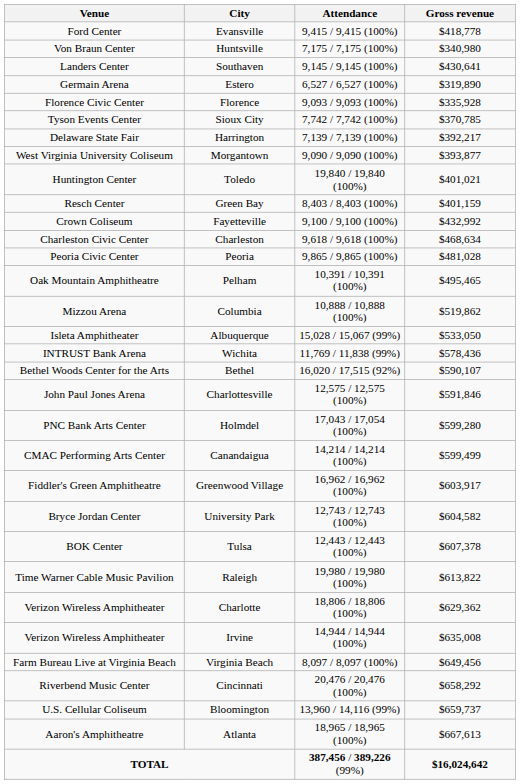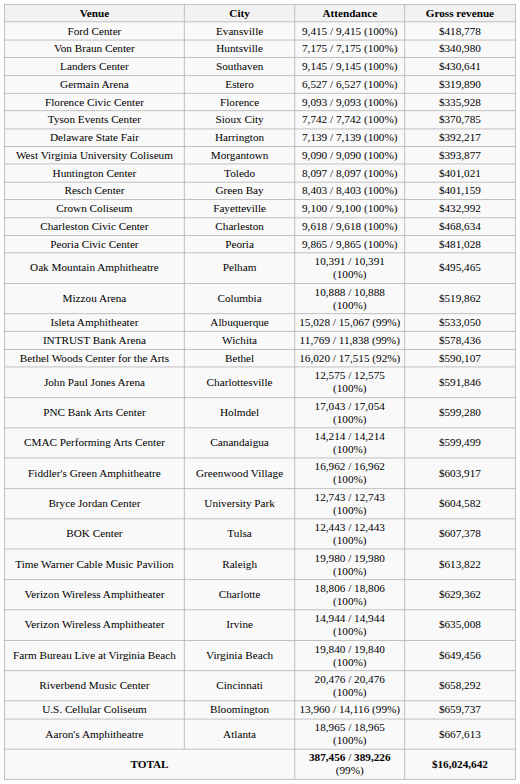(350, 179) 19,840 / 19,840 (100%) -> (350, 173) 8,097 / 8,097 (100%)
(350, 661) 8,097 / 8,097 (100%) -> (350, 655) 19,840 / 19,840 (100%)
